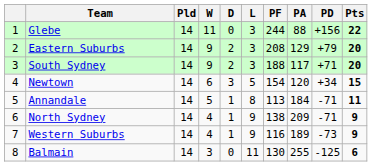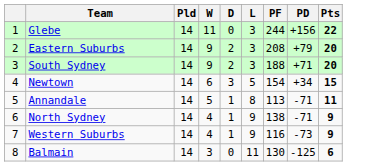- column: (300, 13)
